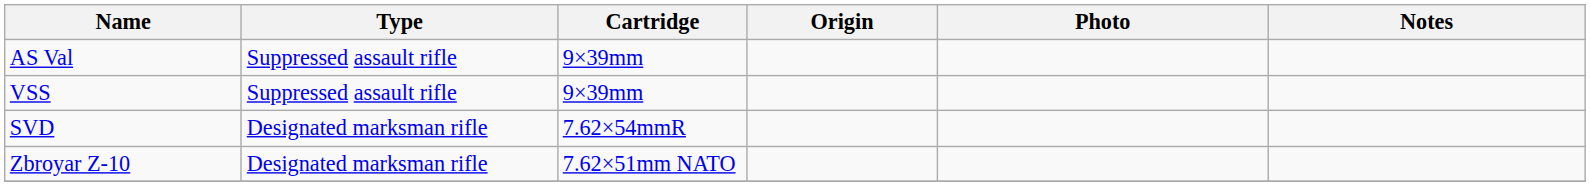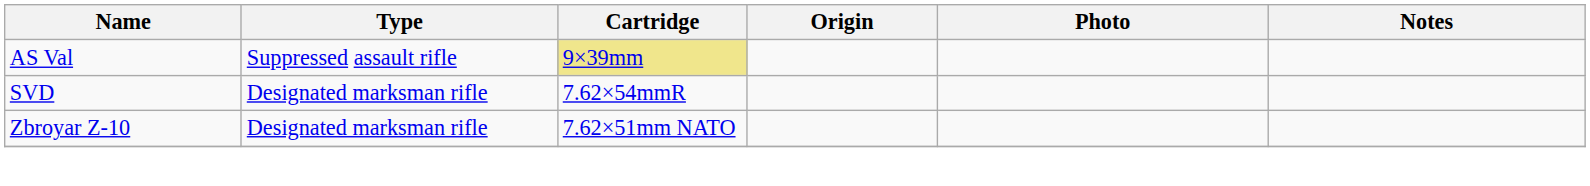(603, 57) no background -> (603, 57) khaki background
- row: (30, 92)
